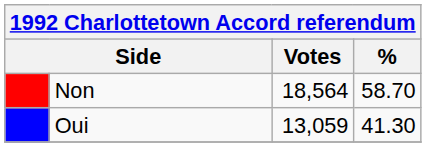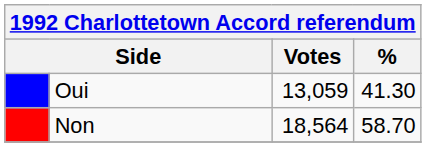rows swapped: (75, 91) <-> (72, 125)
